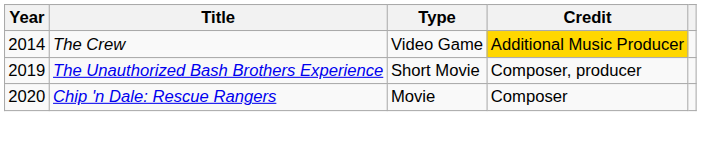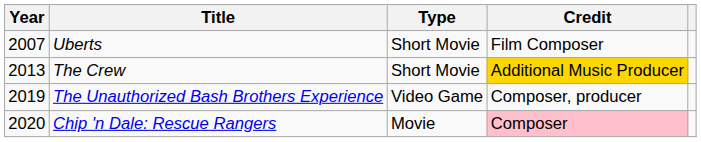+ row: (78, 44)
(27, 44) 2014 -> (27, 70) 2013
(437, 44) Video Game -> (435, 70) Short Movie
(435, 70) Short Movie -> (437, 96) Video Game
(529, 96) no background -> (529, 123) pink background
